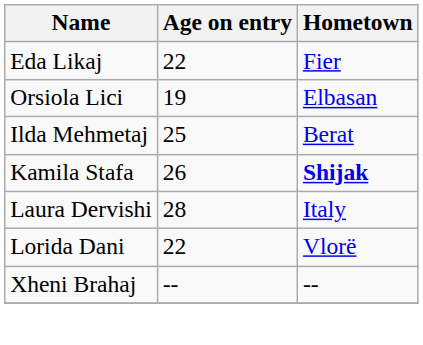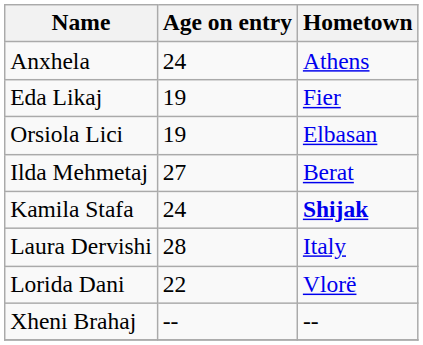+ row: (50, 60)
(174, 60) 22 -> (174, 97) 19
(174, 135) 25 -> (174, 172) 27
(174, 172) 26 -> (174, 209) 24
